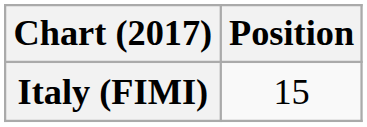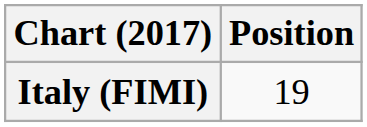(292, 90) 15 -> (292, 90) 19
